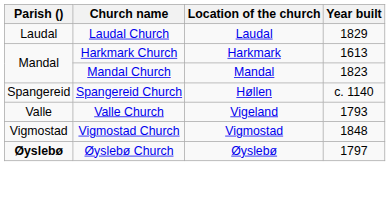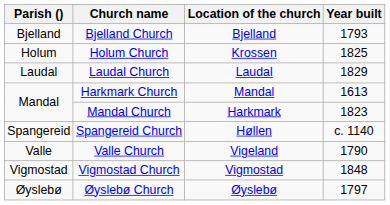+ row: (129, 33)
+ row: (129, 53)
(254, 53) Harkmark -> (254, 92) Mandal
(254, 72) Mandal -> (254, 111) Harkmark
(354, 111) 1793 -> (354, 151) 1790
(39, 151) bold -> (39, 190) normal
